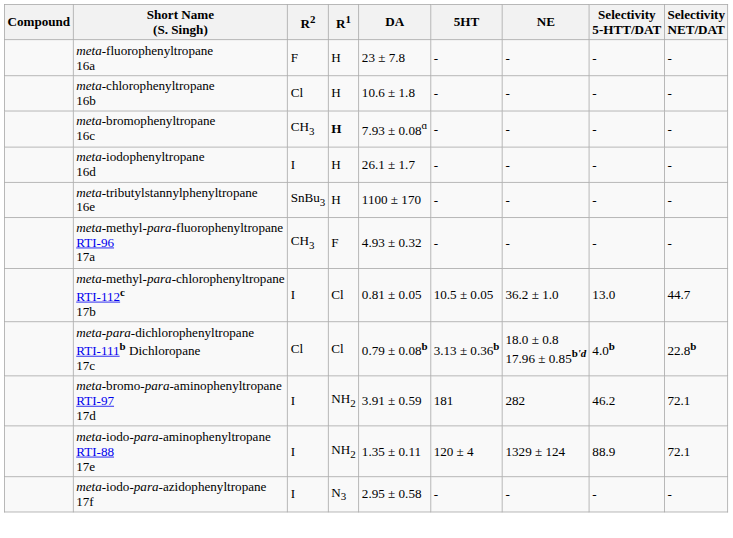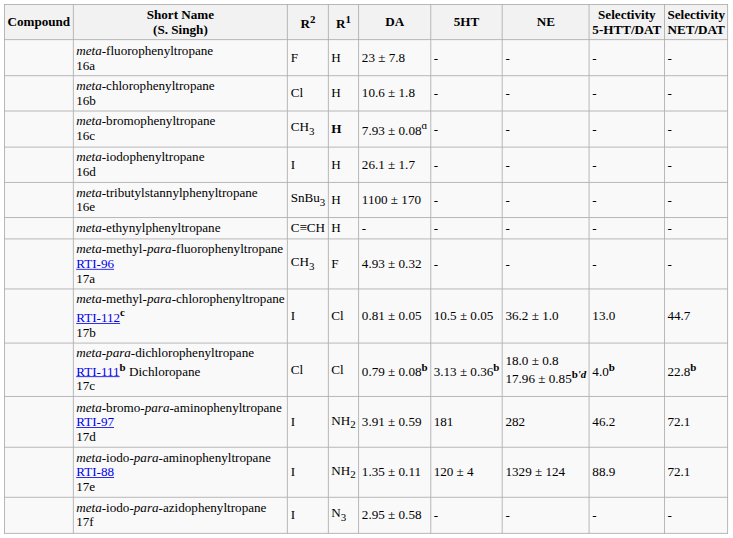+ row: (148, 228)
